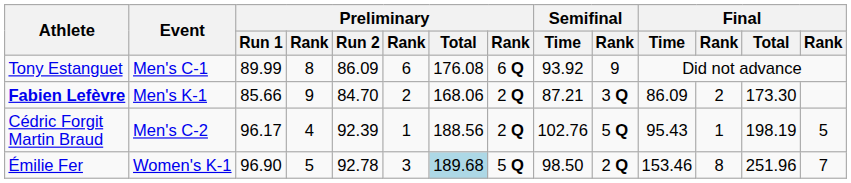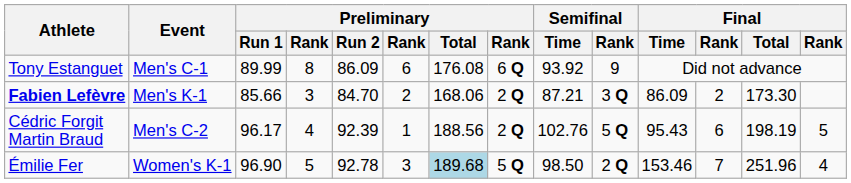(309, 95) 9 -> (309, 95) 3
(719, 130) 1 -> (719, 130) 6
(719, 166) 8 -> (719, 166) 7
(823, 166) 7 -> (823, 166) 4
